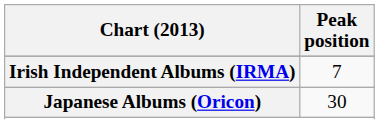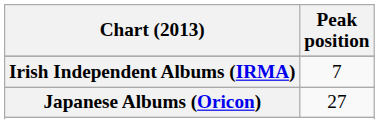(337, 102) 30 -> (337, 102) 27
